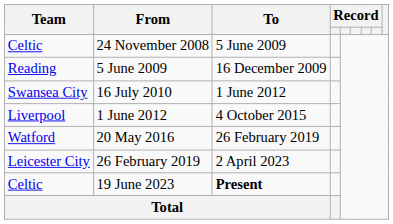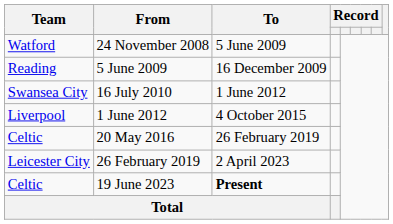(25, 45) Celtic -> (31, 45) Watford
(31, 138) Watford -> (25, 138) Celtic
